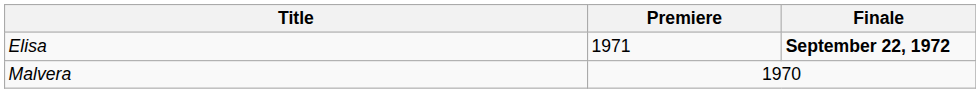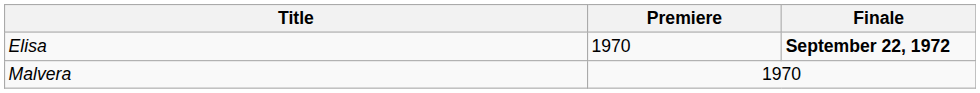(611, 46) 1971 -> (611, 46) 1970
